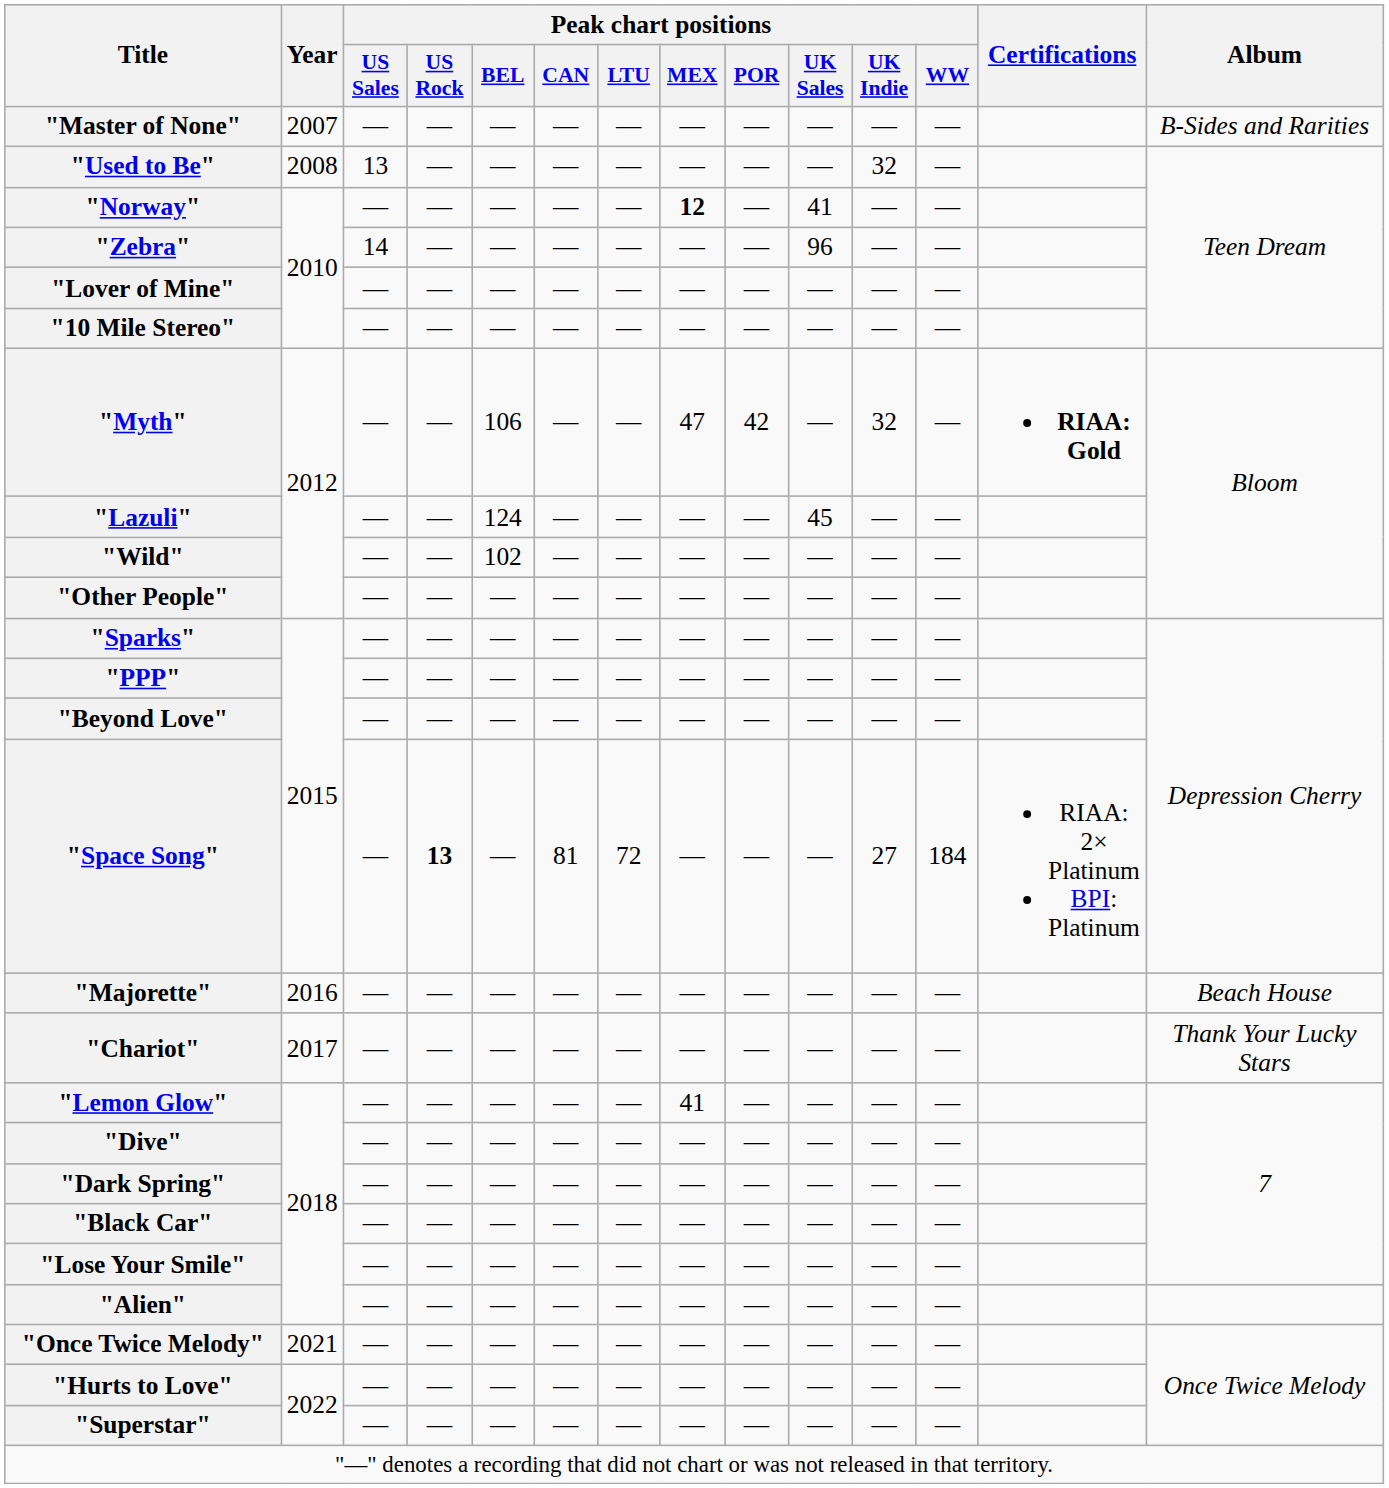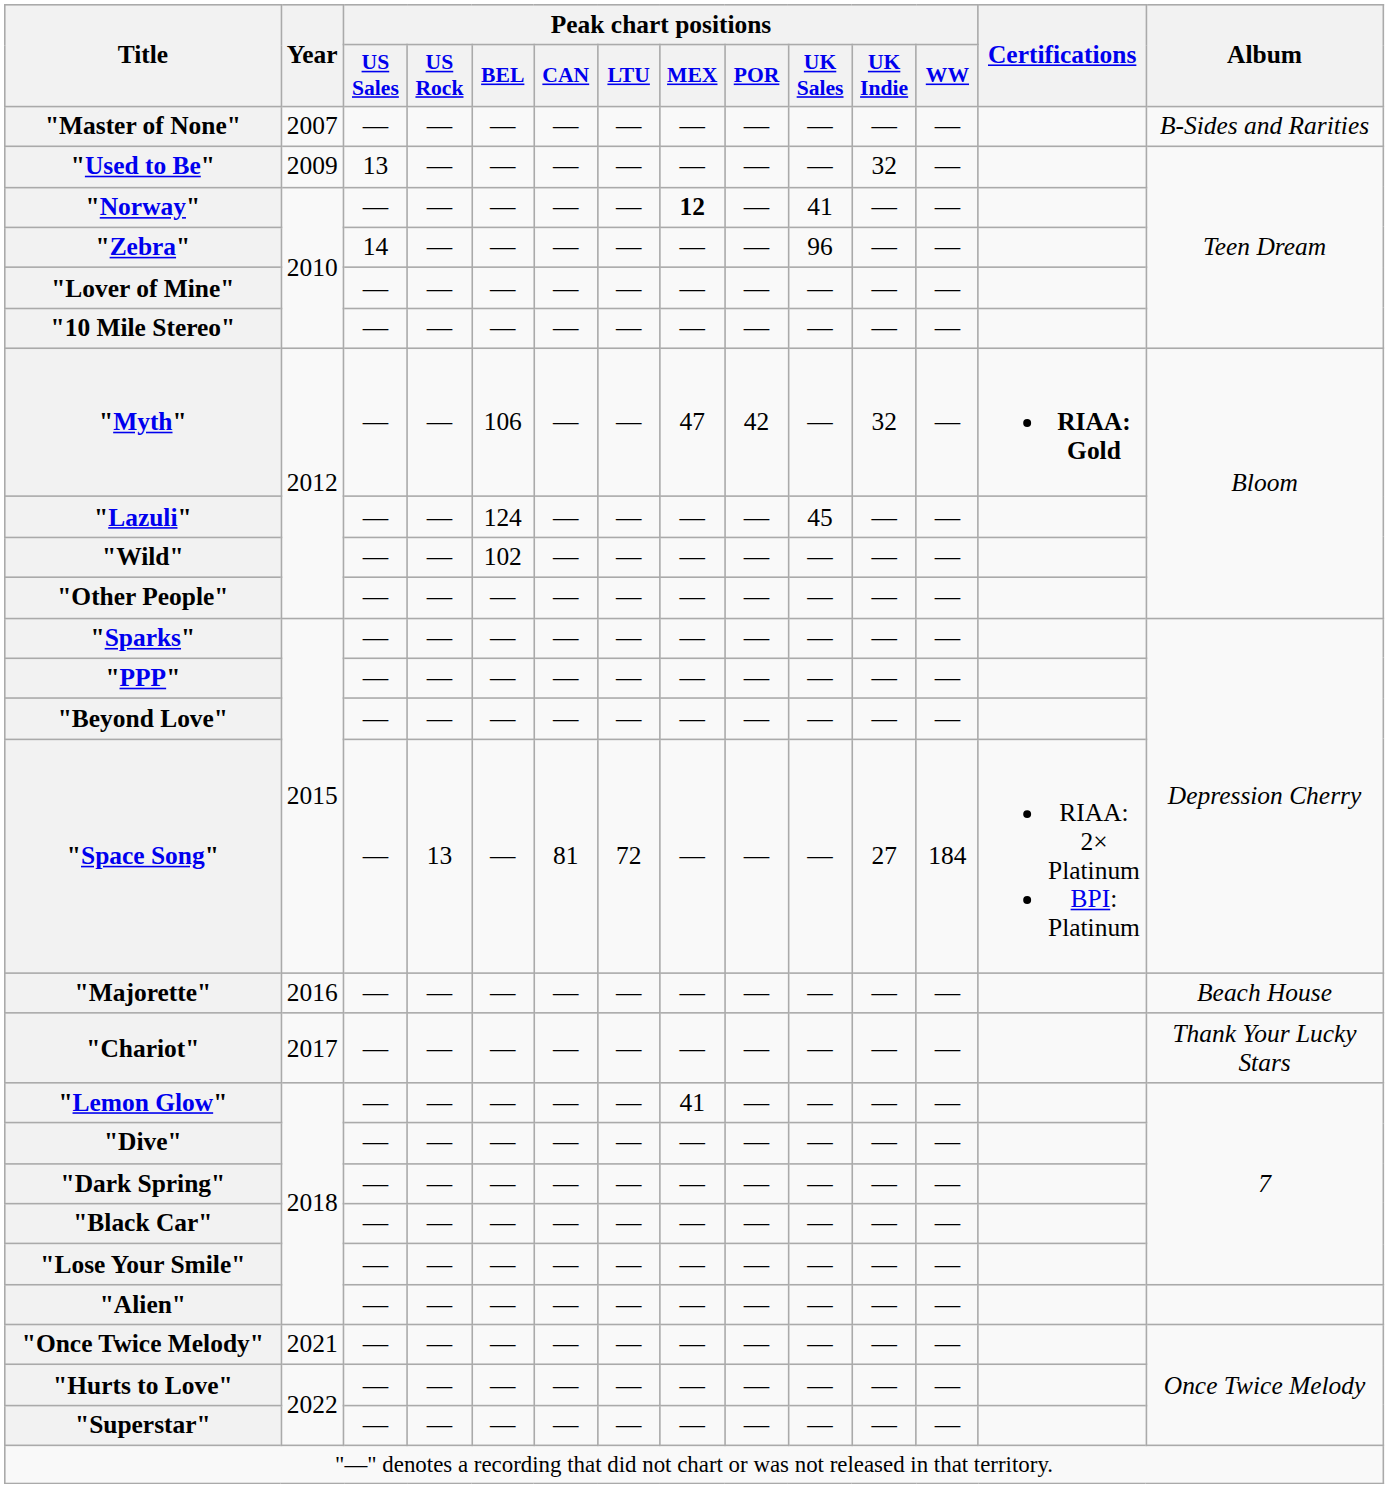(312, 166) 2008 -> (312, 166) 2009
(439, 855) bold -> (439, 855) normal
